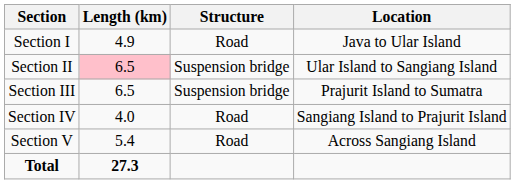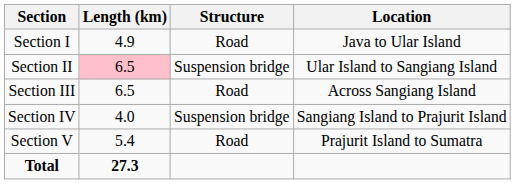(232, 91) Suspension bridge -> (232, 91) Road
(402, 91) Prajurit Island to Sumatra -> (402, 91) Across Sangiang Island
(232, 116) Road -> (232, 116) Suspension bridge
(402, 141) Across Sangiang Island -> (402, 141) Prajurit Island to Sumatra
